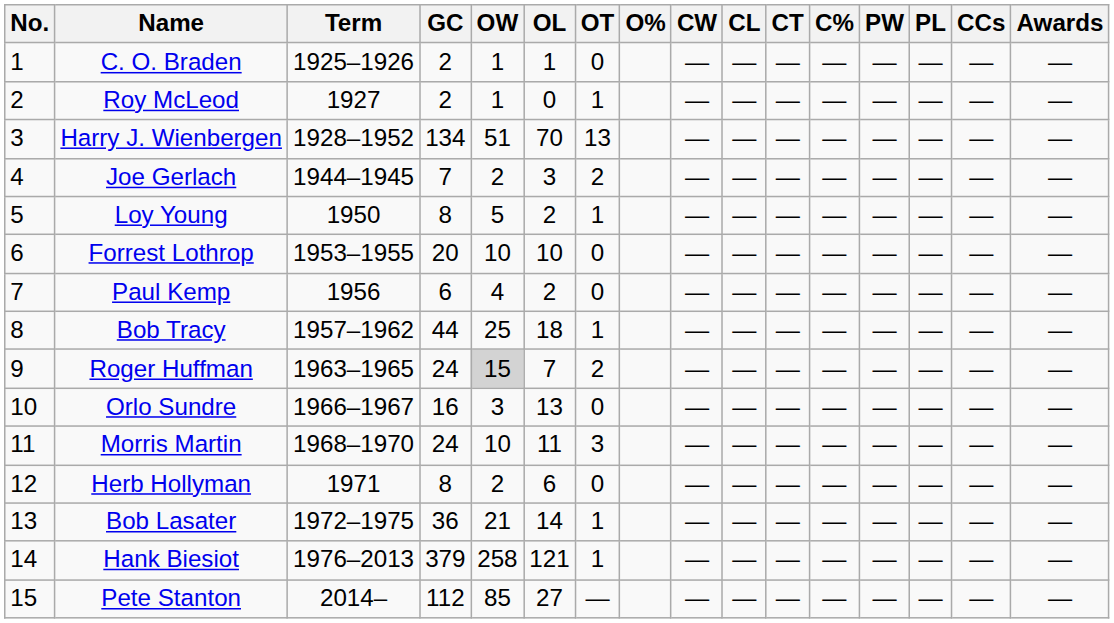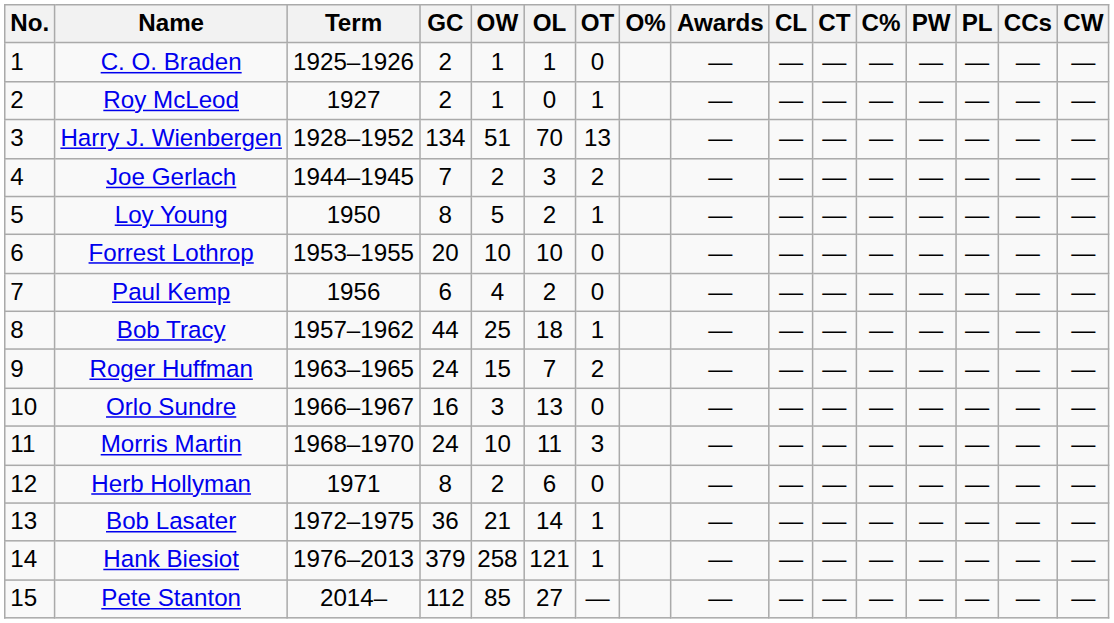columns swapped: (697, 23) <-> (1060, 23)
(497, 368) lightgrey background -> (497, 368) no background
